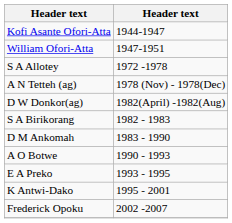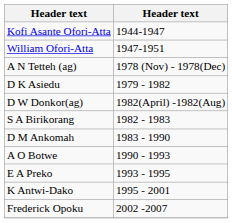- row: (33, 66)
+ row: (33, 84)
